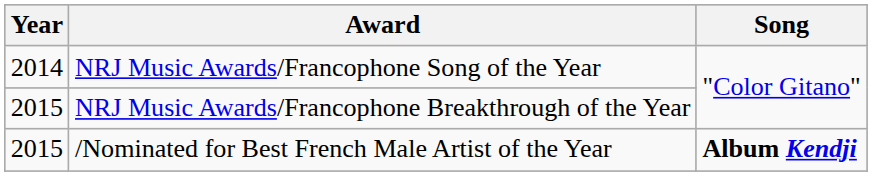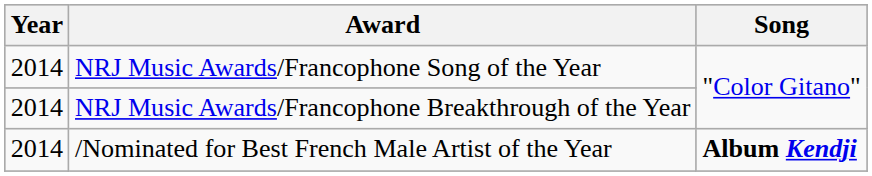(37, 107) 2015 -> (37, 107) 2014
(37, 149) 2015 -> (37, 149) 2014
